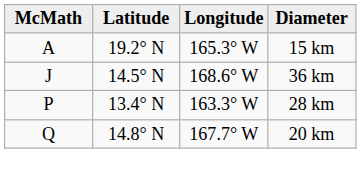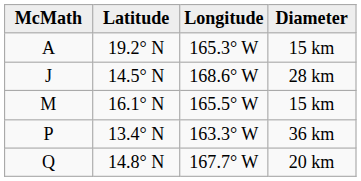(312, 76) 36 km -> (312, 76) 28 km
+ row: (48, 104)
(312, 104) 28 km -> (312, 133) 36 km
